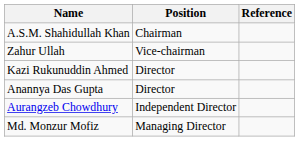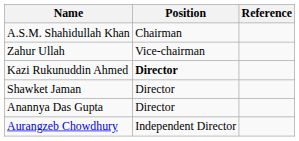(155, 70) normal -> (156, 70) bold
+ row: (44, 88)
- row: (53, 126)
